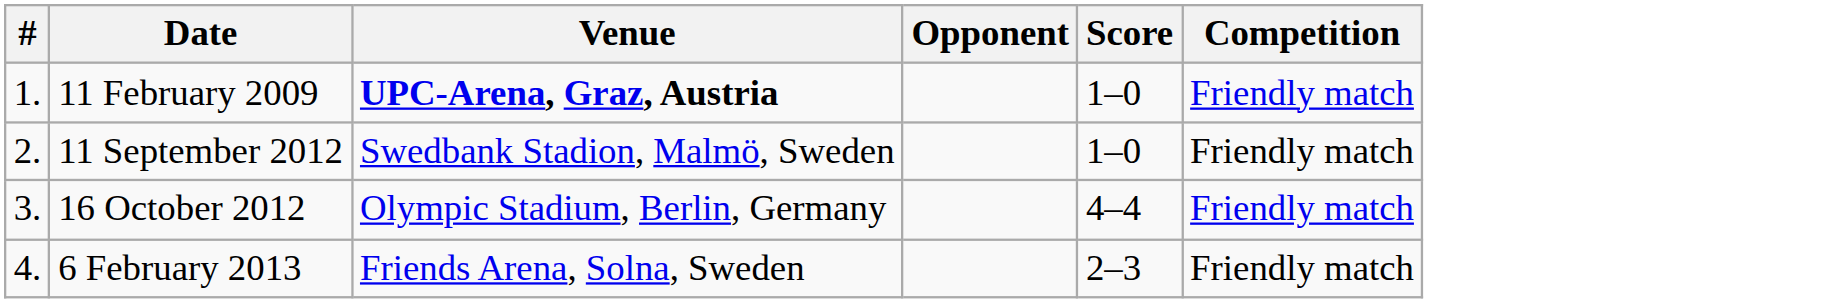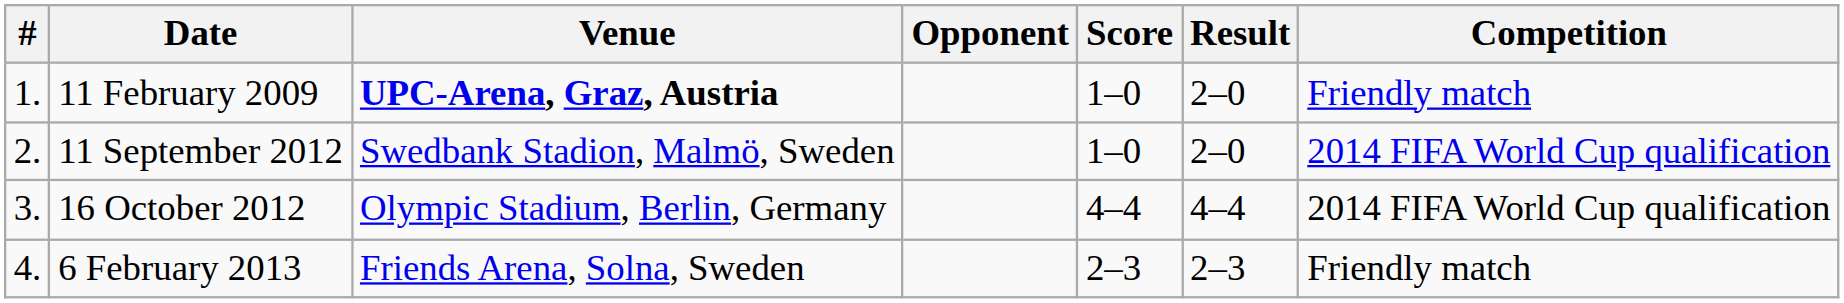+ column: (1240, 33)
(1302, 150) Friendly match -> (1569, 150) 2014 FIFA World Cup qualification
(1302, 208) Friendly match -> (1569, 208) 2014 FIFA World Cup qualification
